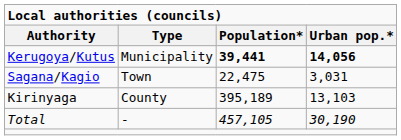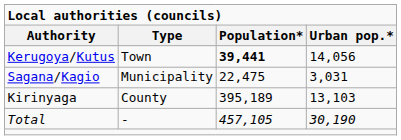(167, 56) Municipality -> (136, 56) Town
(333, 56) bold -> (333, 56) normal
(136, 77) Town -> (167, 77) Municipality
